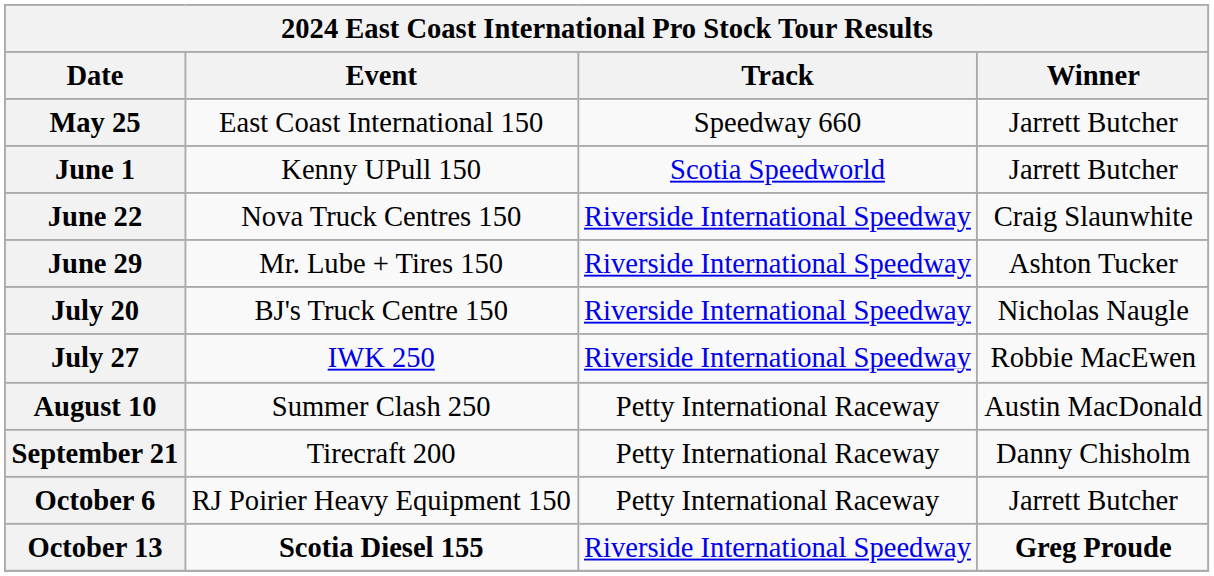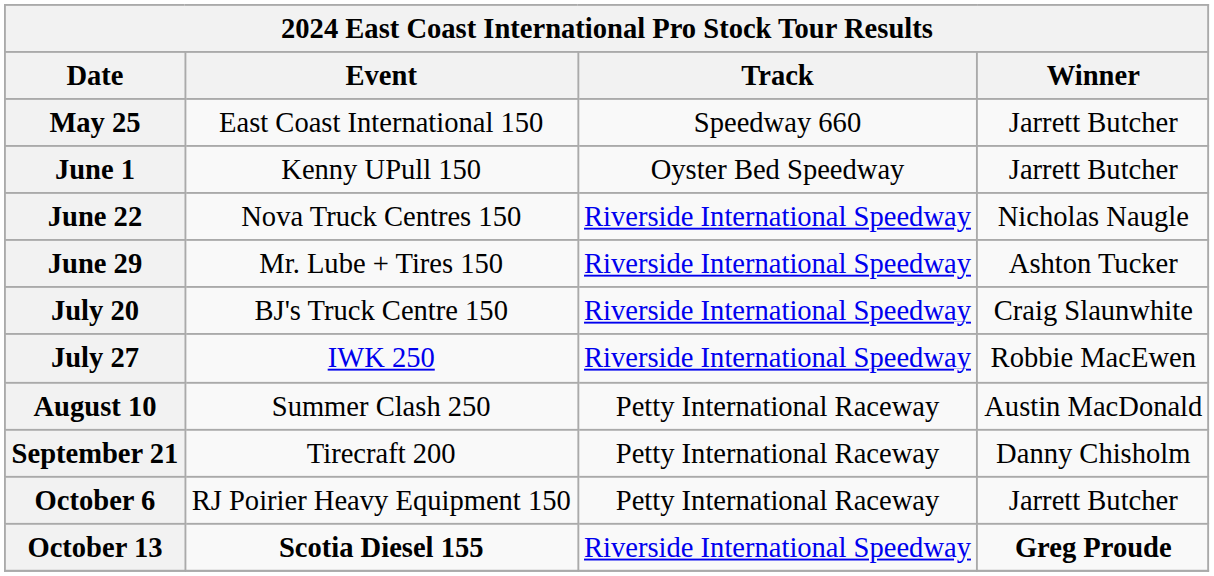(778, 169) Scotia Speedworld -> (778, 169) Oyster Bed Speedway
(1093, 216) Craig Slaunwhite -> (1093, 216) Nicholas Naugle
(1093, 310) Nicholas Naugle -> (1093, 310) Craig Slaunwhite
